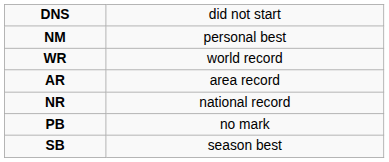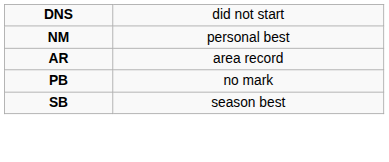- row: (55, 59)
- row: (55, 102)
